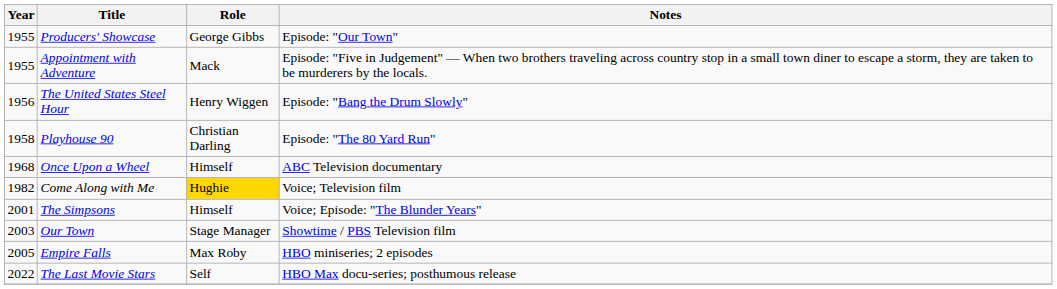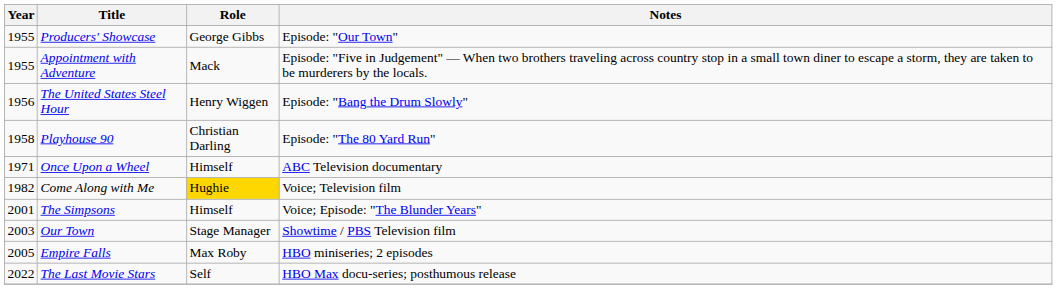(21, 167) 1968 -> (21, 167) 1971
